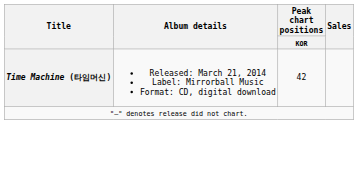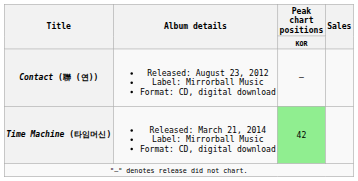+ row: (59, 77)
(301, 78) no background -> (301, 135) lightgreen background
